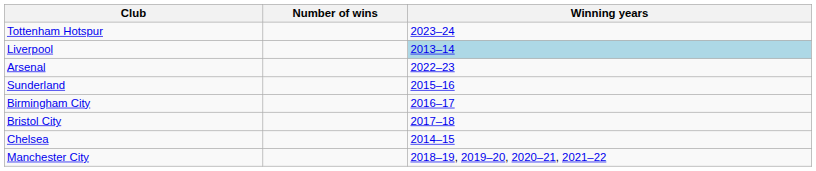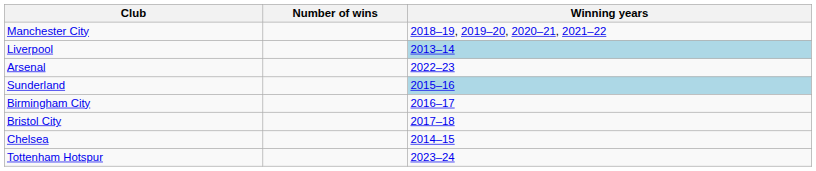rows swapped: (48, 157) <-> (55, 31)
(433, 85) no background -> (433, 85) lightblue background
